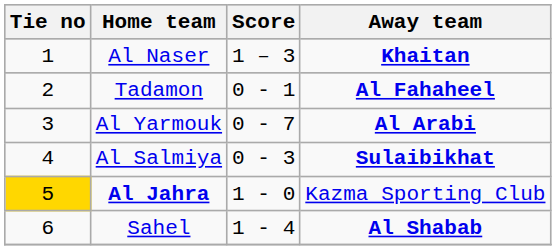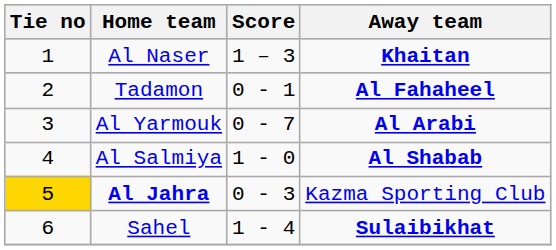(264, 159) 0 - 3 -> (264, 159) 1 - 0
(425, 159) Sulaibikhat -> (425, 159) Al Shabab
(264, 194) 1 - 0 -> (264, 194) 0 - 3
(425, 228) Al Shabab -> (425, 228) Sulaibikhat
